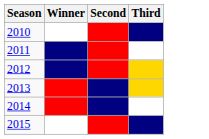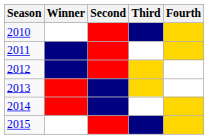+ column: (184, 13)
